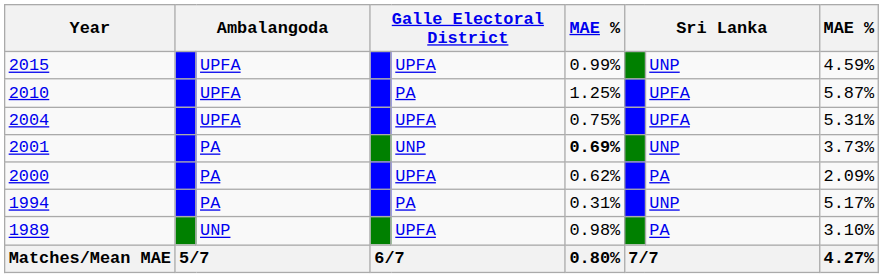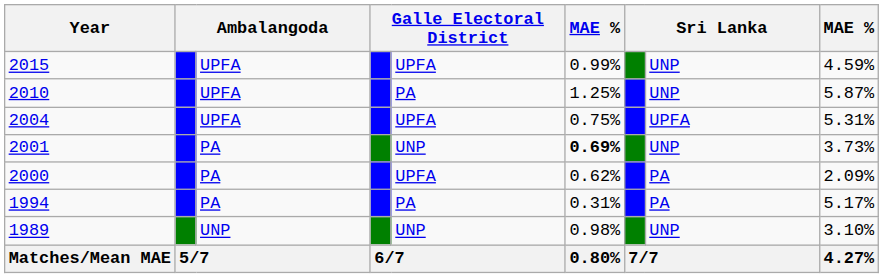(670, 93) UPFA -> (665, 93) UNP
(665, 203) UNP -> (659, 203) PA
(416, 231) UPFA -> (410, 231) UNP
(659, 231) PA -> (665, 231) UNP
